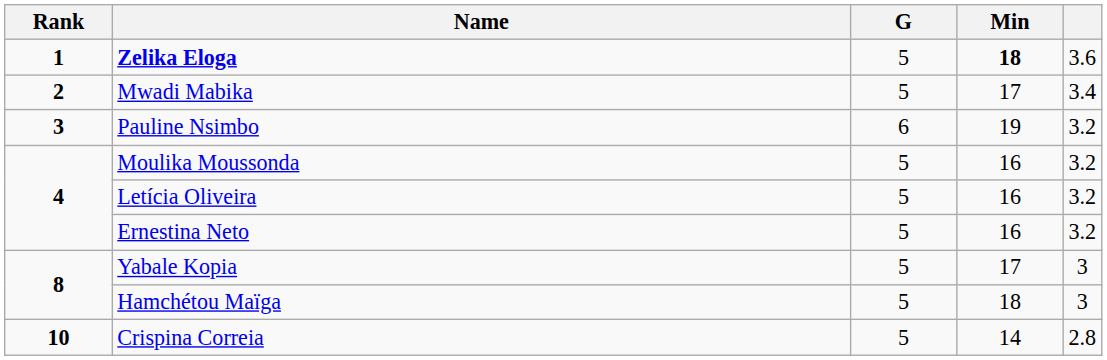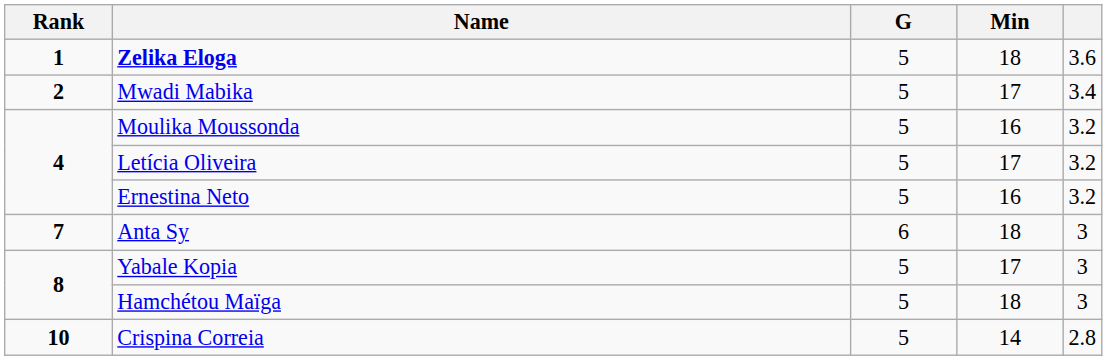(1010, 57) bold -> (1010, 57) normal
- row: (188, 127)
(1010, 197) 16 -> (1010, 162) 17
+ row: (153, 232)
